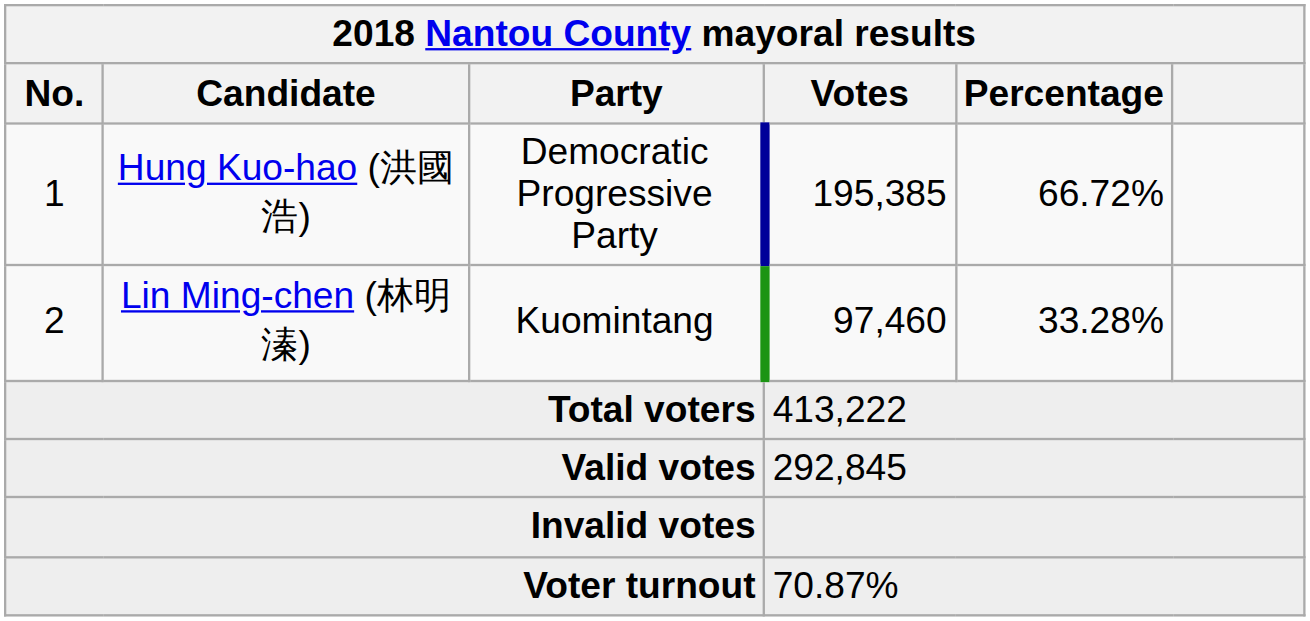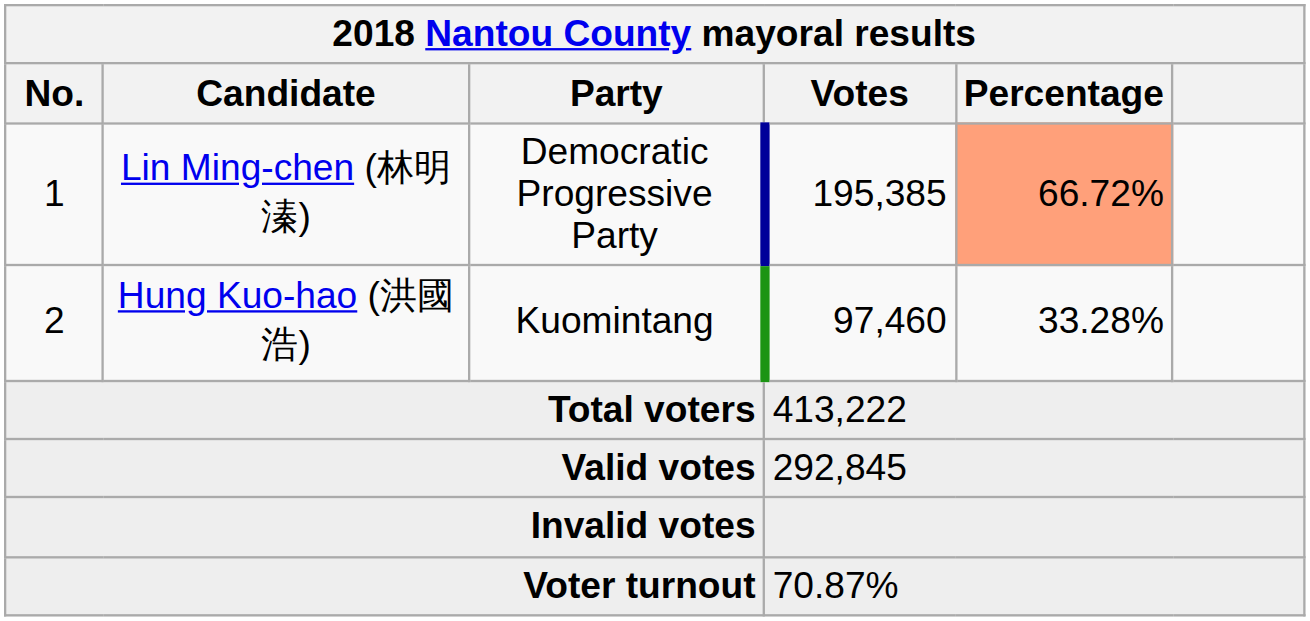(286, 192) Hung Kuo-hao (洪國浩) -> (286, 192) Lin Ming-chen (林明溱)
(1101, 193) no background -> (1101, 193) lightsalmon background
(286, 320) Lin Ming-chen (林明溱) -> (286, 320) Hung Kuo-hao (洪國浩)
